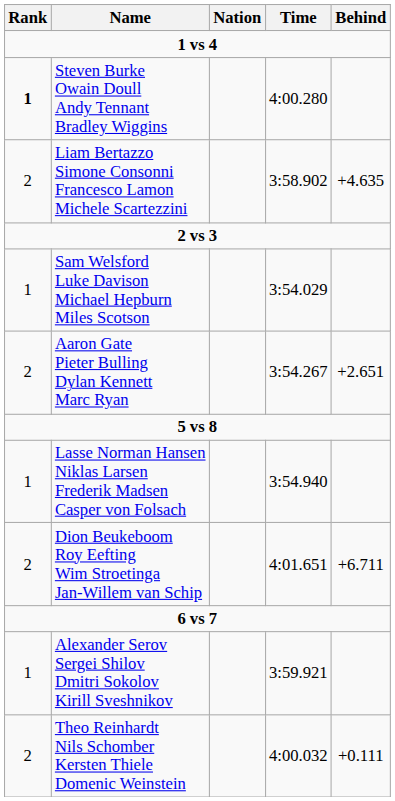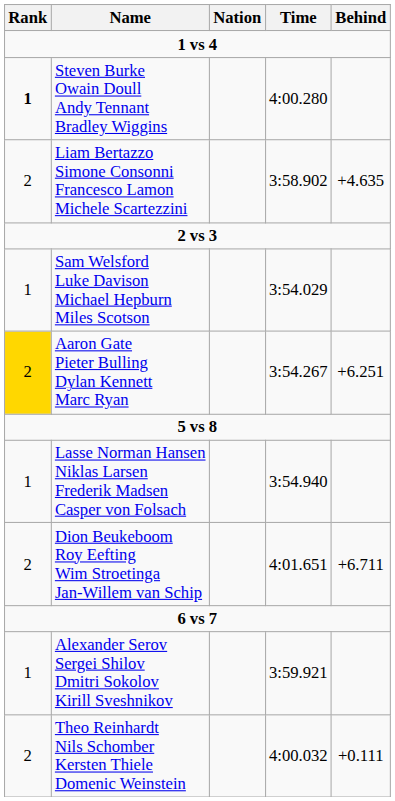(28, 372) no background -> (28, 372) gold background
(361, 372) +2.651 -> (361, 372) +6.251
